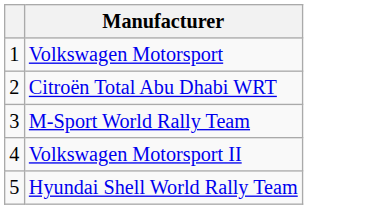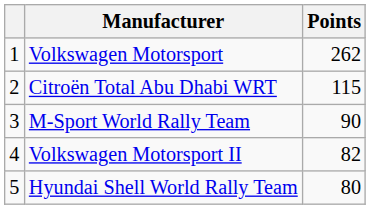+ column: (334, 21)
